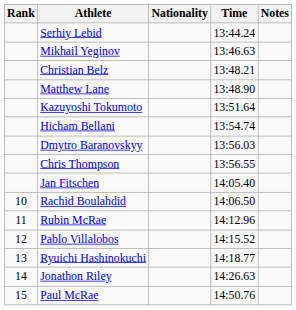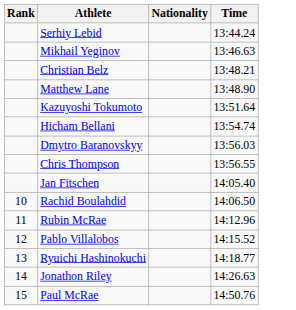- column: (275, 13)
